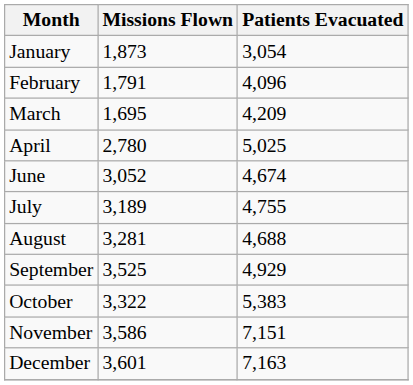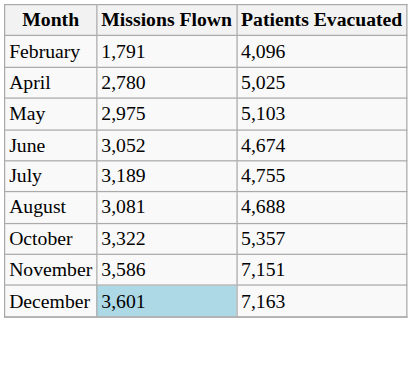- row: (40, 51)
- row: (35, 113)
+ row: (27, 113)
(125, 238) 3,281 -> (123, 207) 3,081
- row: (51, 269)
(264, 301) 5,383 -> (263, 238) 5,357
(125, 363) no background -> (123, 301) lightblue background
